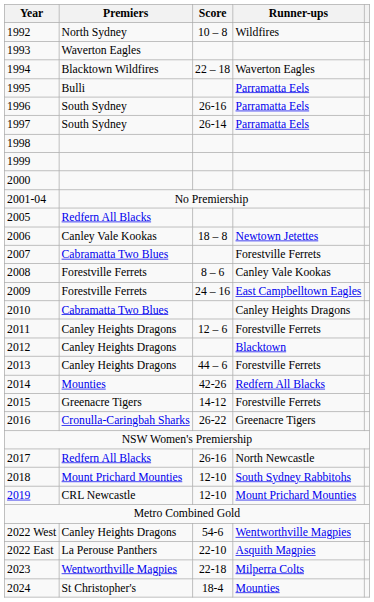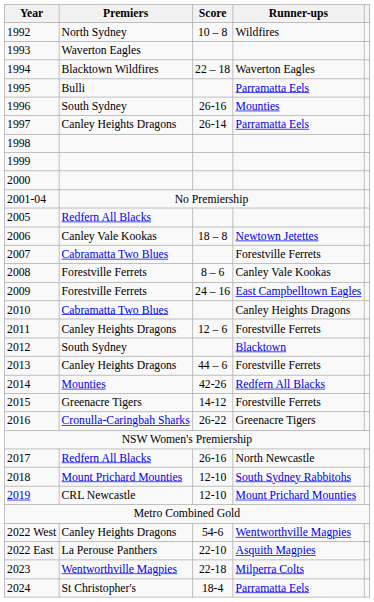(272, 106) Parramatta Eels -> (258, 106) Mounties
(94, 124) South Sydney -> (119, 124) Canley Heights Dragons
(119, 347) Canley Heights Dragons -> (94, 347) South Sydney
(258, 587) Mounties -> (272, 587) Parramatta Eels
